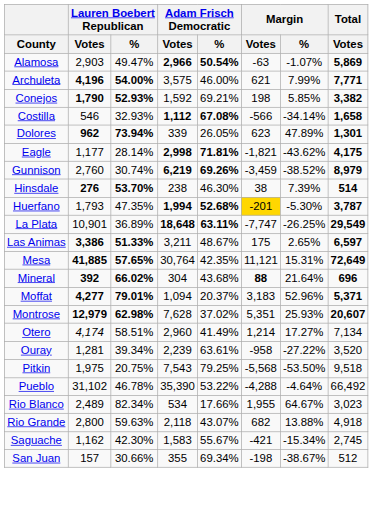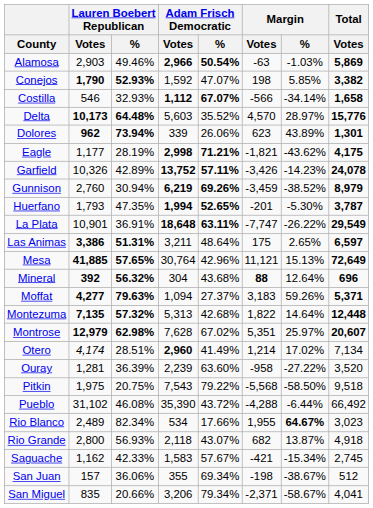(134, 62) 49.47% -> (135, 62) 49.46%
(304, 62) -1.07% -> (305, 62) -1.03%
- row: (36, 80)
(219, 98) 69.21% -> (220, 80) 47.07%
(219, 116) 67.08% -> (220, 98) 67.07%
+ row: (37, 116)
(219, 134) 26.05% -> (220, 134) 26.06%
(304, 134) 47.89% -> (305, 134) 43.89%
(134, 152) 28.14% -> (135, 152) 28.19%
(219, 152) 71.81% -> (220, 152) 71.21%
+ row: (37, 170)
(134, 170) 30.74% -> (135, 188) 30.94%
- row: (36, 188)
(219, 206) 52.68% -> (220, 206) 52.65%
(261, 206) gold background -> (261, 206) no background
(134, 224) 36.89% -> (135, 224) 36.91%
(304, 224) -26.25% -> (305, 224) -26.22%
(134, 242) 51.33% -> (135, 242) 51.31%
(219, 242) 48.67% -> (220, 242) 48.64%
(219, 260) 42.35% -> (220, 260) 42.96%
(304, 260) 15.31% -> (305, 260) 15.13%
(134, 278) 66.02% -> (135, 278) 56.32%
(304, 278) 21.64% -> (305, 278) 12.64%
(134, 296) 79.01% -> (135, 296) 79.63%
(219, 296) 20.37% -> (220, 296) 27.37%
(304, 296) 52.96% -> (305, 296) 59.26%
+ row: (37, 314)
(219, 314) 37.02% -> (220, 332) 67.02%
(304, 314) 25.93% -> (305, 332) 25.97%
(134, 332) 58.51% -> (135, 350) 28.51%
(178, 332) normal -> (178, 350) bold
(304, 332) 17.27% -> (305, 350) 17.02%
(134, 350) 39.34% -> (135, 368) 36.39%
(219, 350) 63.61% -> (220, 368) 63.60%
(219, 368) 79.25% -> (220, 386) 79.22%
(304, 368) -53.50% -> (305, 386) -58.50%
(134, 386) 46.78% -> (135, 404) 46.08%
(219, 386) 53.22% -> (220, 404) 43.72%
(304, 386) -4.64% -> (305, 404) -6.44%
(304, 404) normal -> (305, 422) bold
(134, 422) 59.63% -> (135, 440) 56.93%
(304, 422) 13.88% -> (305, 440) 13.87%
(134, 440) 42.30% -> (135, 458) 42.33%
(219, 440) 55.67% -> (220, 458) 57.67%
(134, 458) 30.66% -> (135, 476) 36.06%
+ row: (37, 494)
